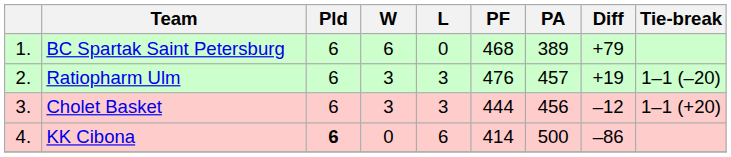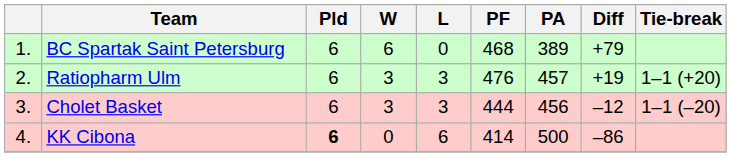(681, 78) 1–1 (–20) -> (681, 78) 1–1 (+20)
(681, 107) 1–1 (+20) -> (681, 107) 1–1 (–20)
